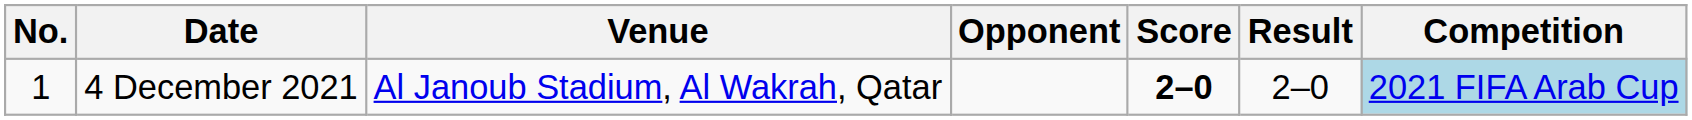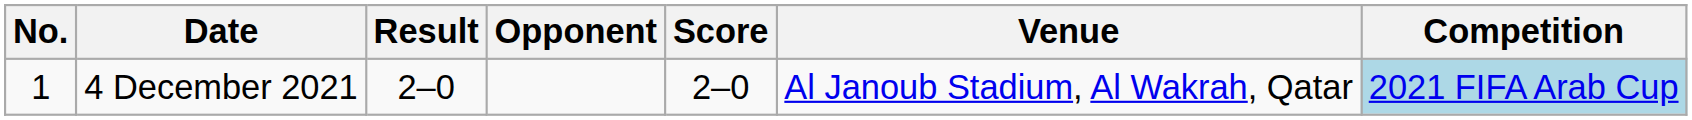columns swapped: (658, 31) <-> (1300, 31)
(1184, 86) bold -> (721, 86) normal
